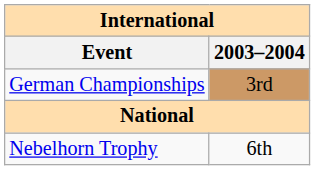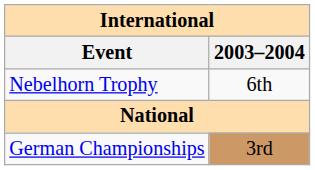rows swapped: (83, 148) <-> (107, 84)
